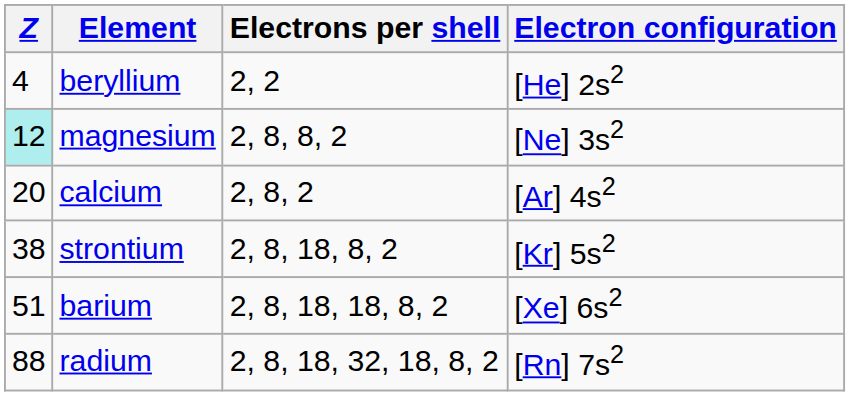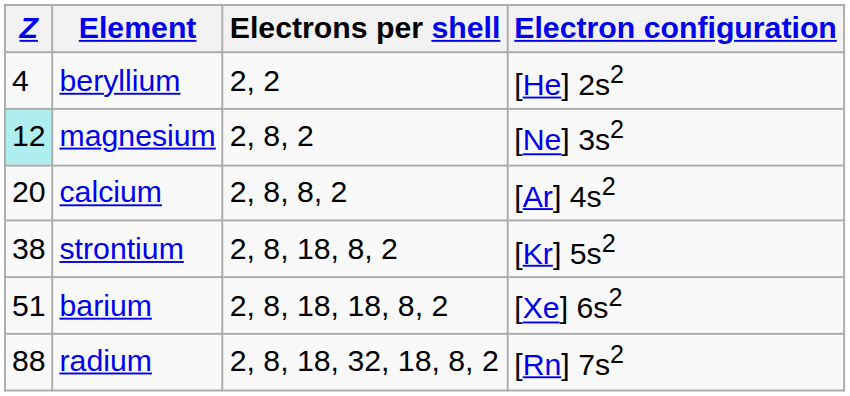(289, 136) 2, 8, 8, 2 -> (272, 136) 2, 8, 2
(272, 192) 2, 8, 2 -> (289, 192) 2, 8, 8, 2
